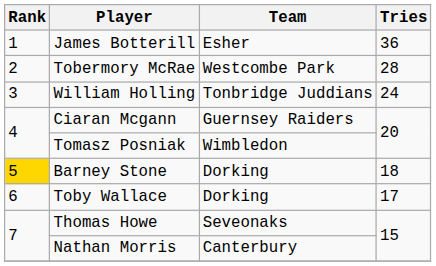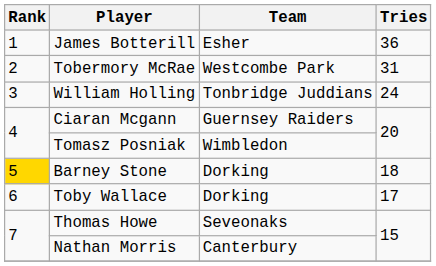(390, 69) 28 -> (390, 69) 31
